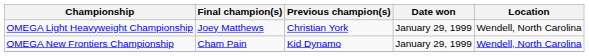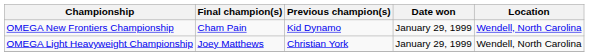rows swapped: (90, 43) <-> (100, 28)
